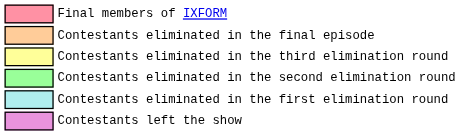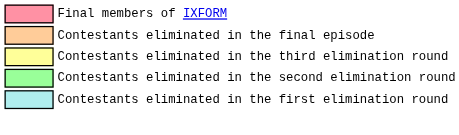- row: (150, 121)
